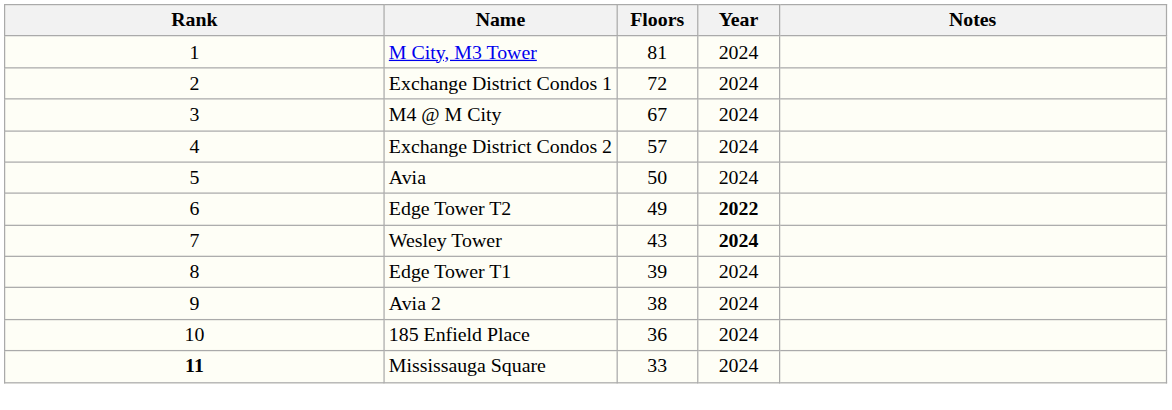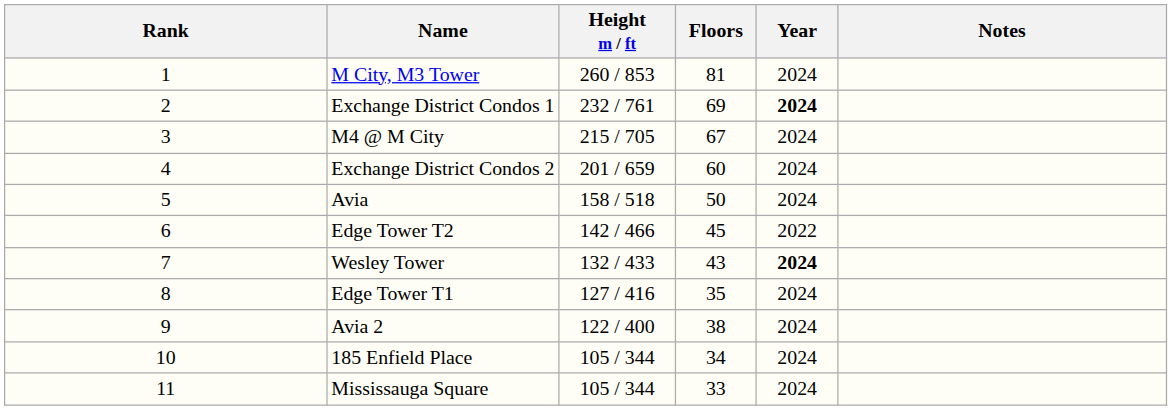+ column: (617, 31)
(657, 83) 72 -> (716, 105) 69
(739, 83) normal -> (797, 105) bold
(657, 146) 57 -> (716, 168) 60
(657, 209) 49 -> (716, 231) 45
(739, 209) bold -> (797, 231) normal
(657, 271) 39 -> (716, 294) 35
(657, 334) 36 -> (716, 357) 34
(194, 366) bold -> (166, 388) normal
